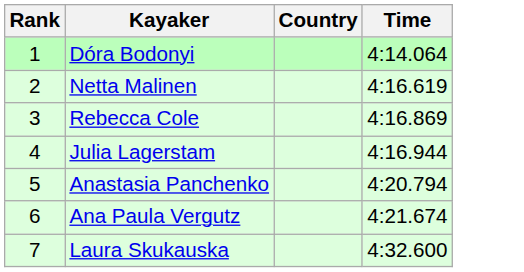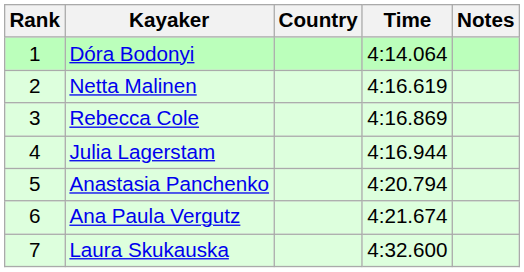+ column: (486, 20)
